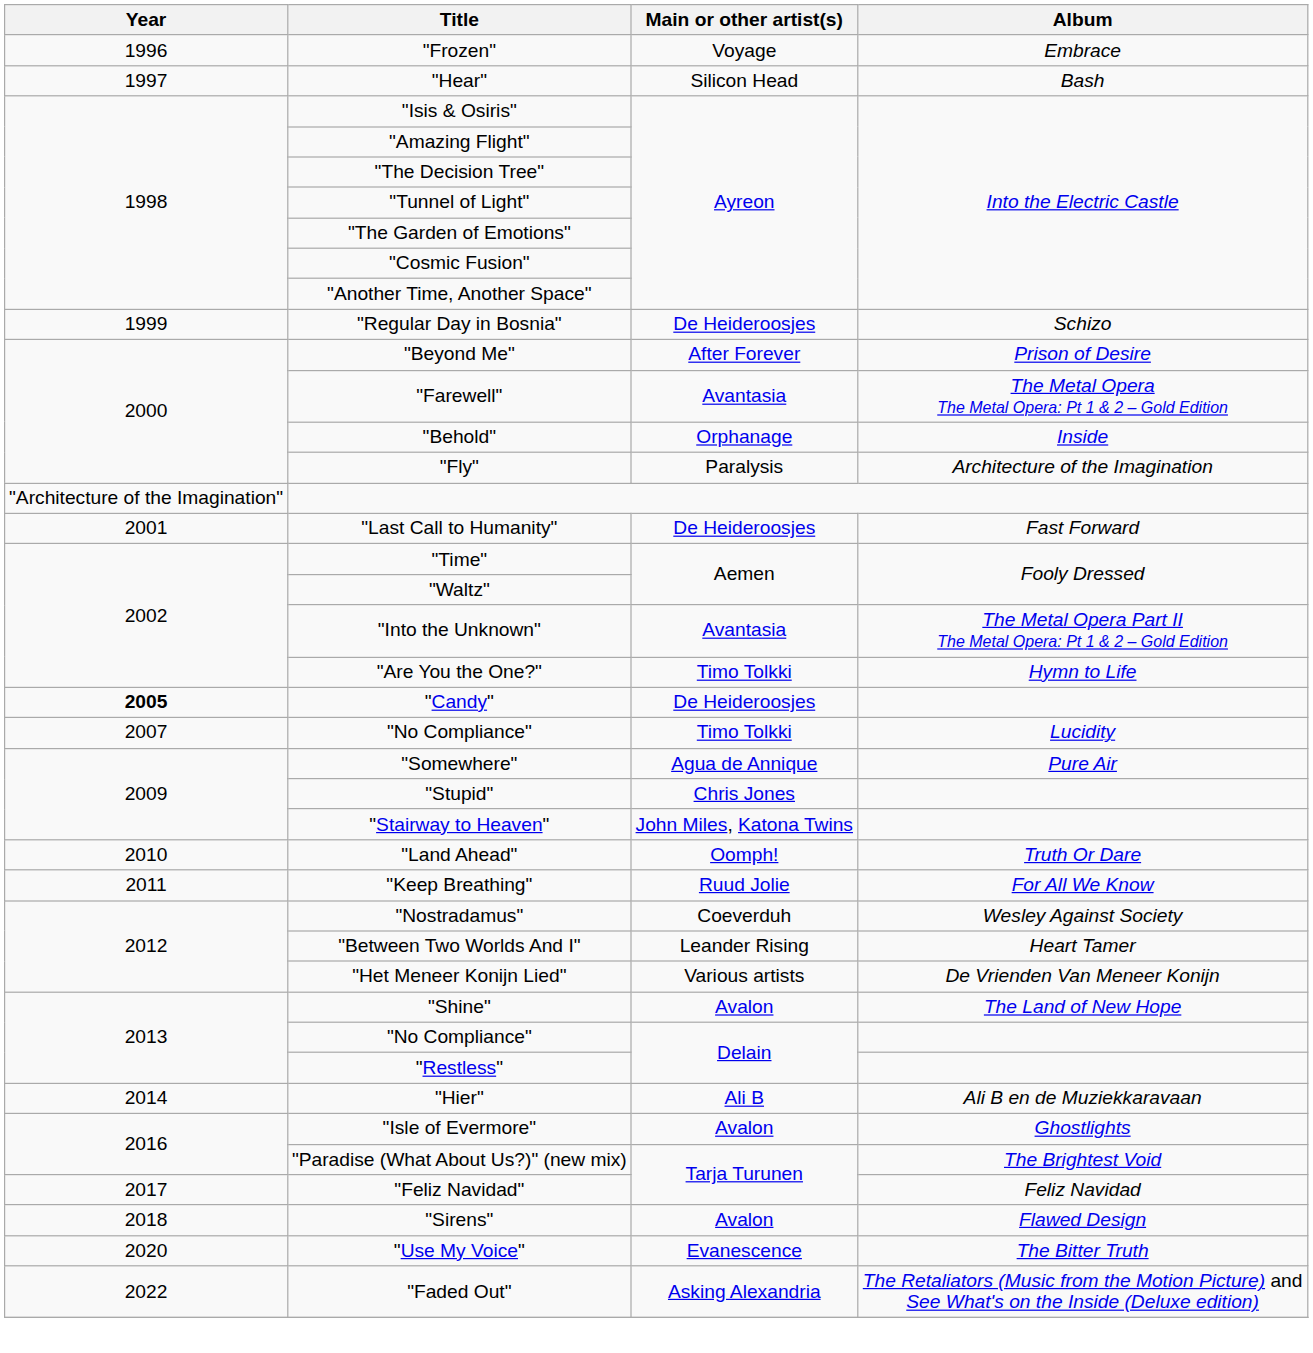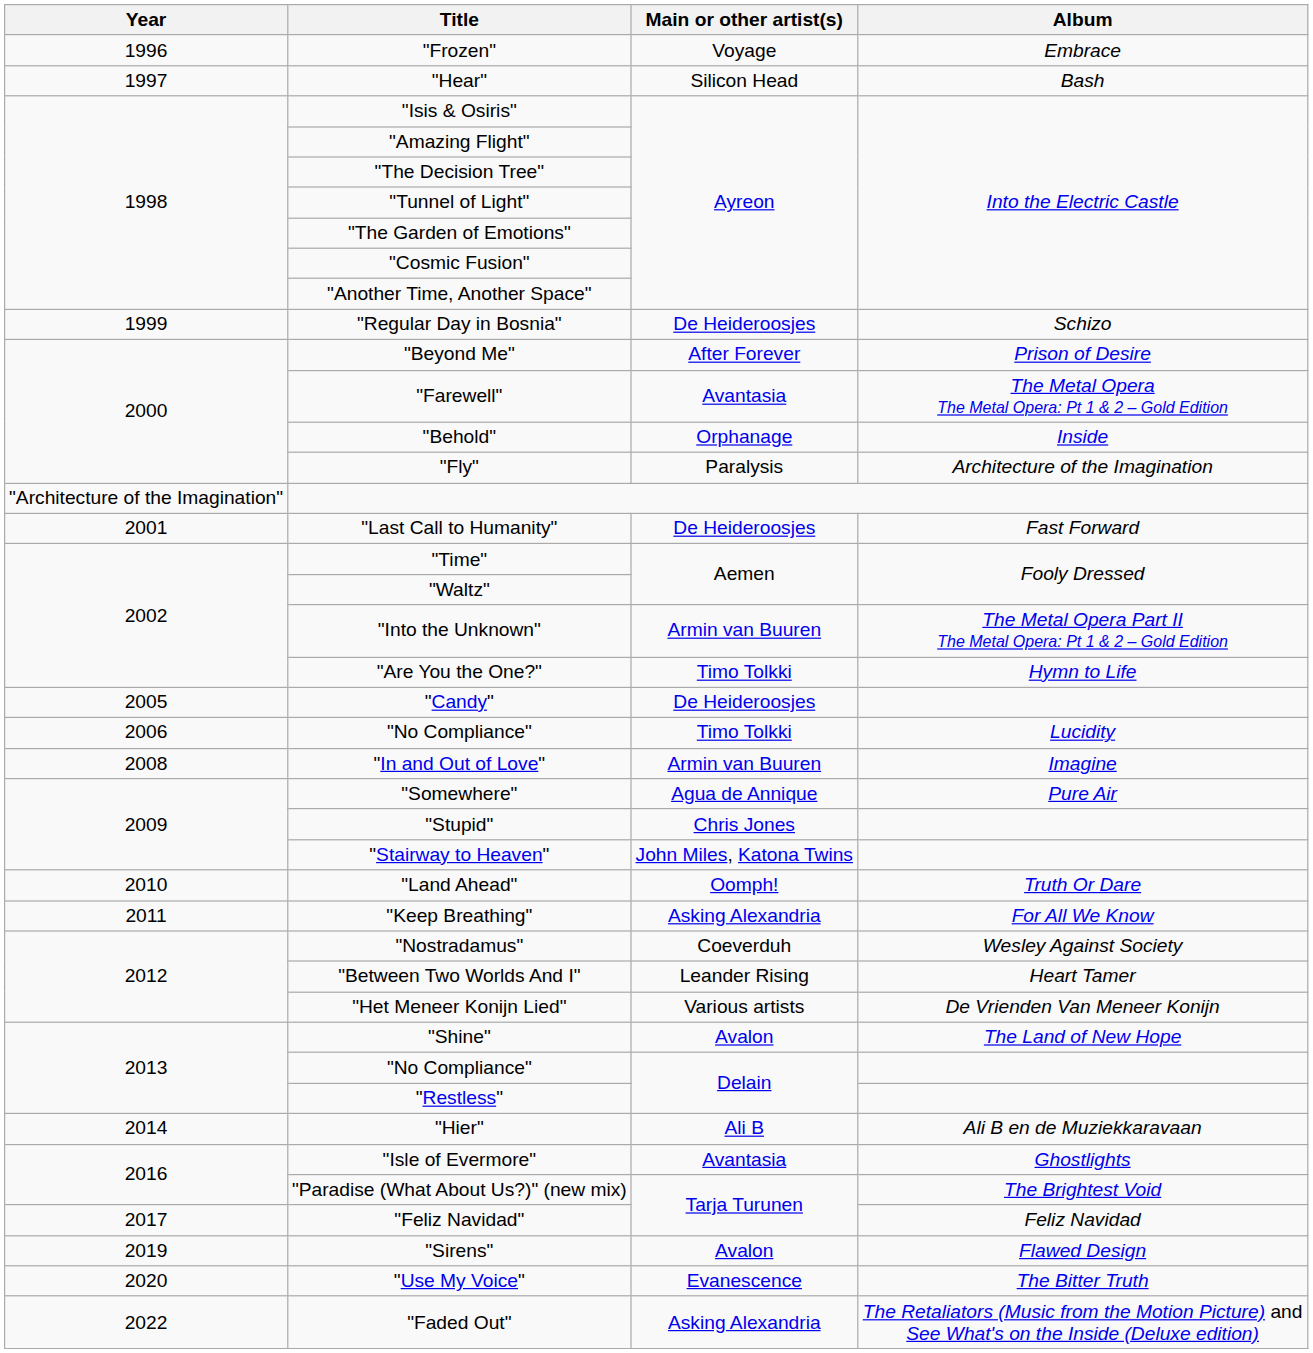(744, 630) Avantasia -> (744, 630) Armin van Buuren
(146, 702) bold -> (146, 702) normal
(146, 732) 2007 -> (146, 732) 2006
+ row: (459, 763)
(744, 885) Ruud Jolie -> (744, 915) Asking Alexandria
(744, 1128) Avalon -> (744, 1159) Avantasia
(146, 1220) 2018 -> (146, 1250) 2019
